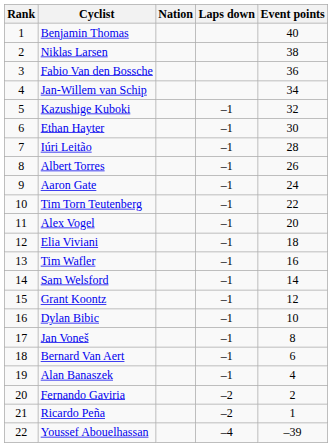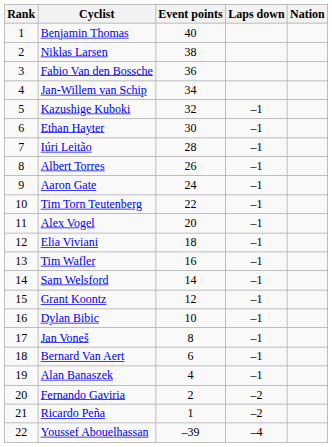columns swapped: (176, 14) <-> (293, 14)
